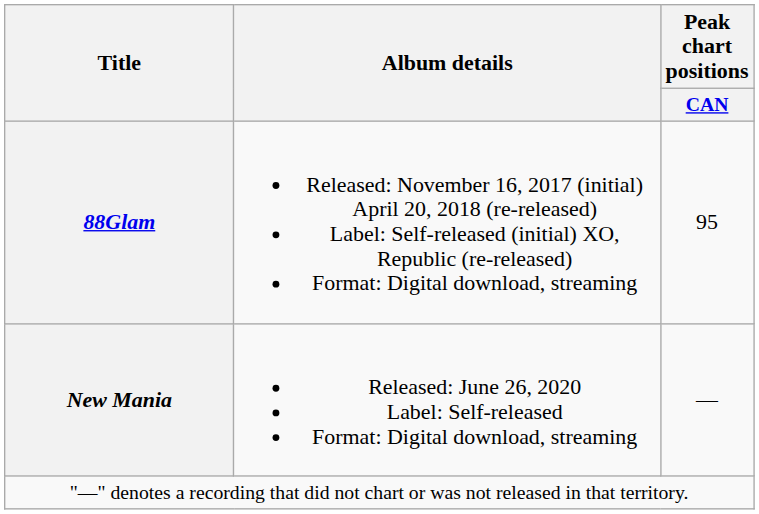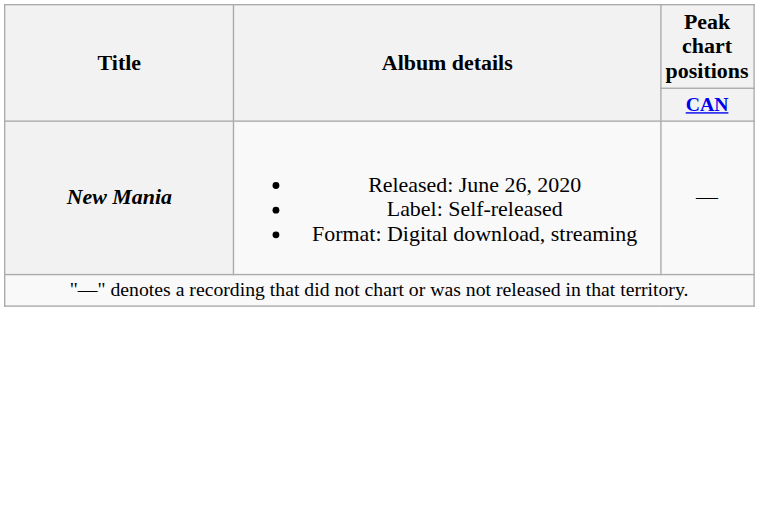- row: (119, 222)
